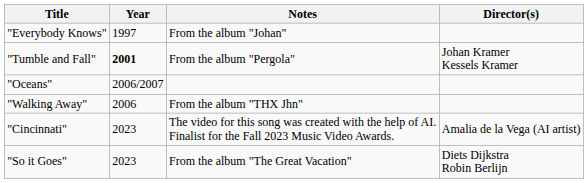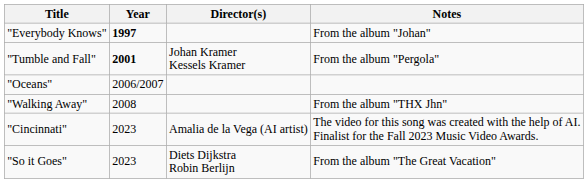columns swapped: (511, 14) <-> (303, 14)
(124, 33) normal -> (124, 33) bold
(124, 103) 2006 -> (124, 103) 2008
